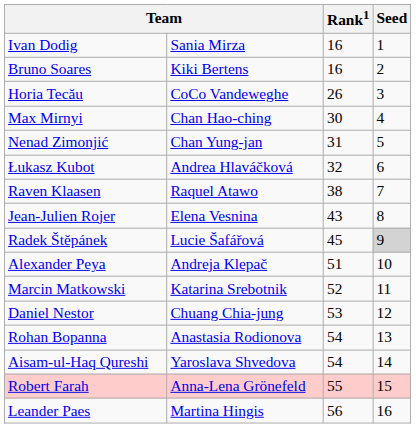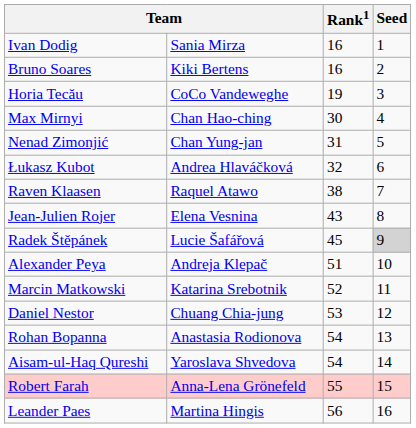(335, 93) 26 -> (335, 93) 19
